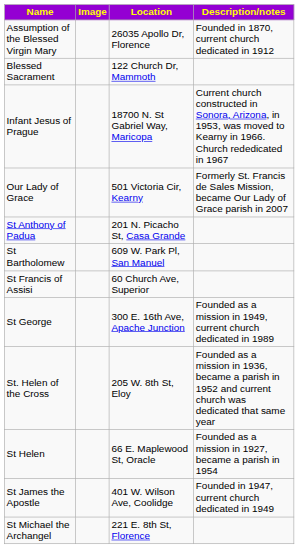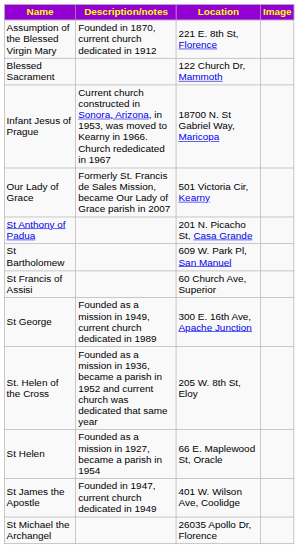columns swapped: (93, 12) <-> (244, 12)
(148, 39) 26035 Apollo Dr, Florence -> (209, 39) 221 E. 8th St, Florence
(141, 530) 221 E. 8th St, Florence -> (215, 530) 26035 Apollo Dr, Florence
